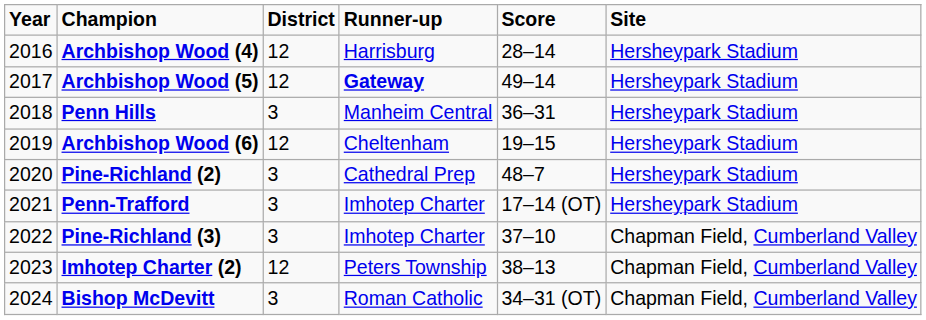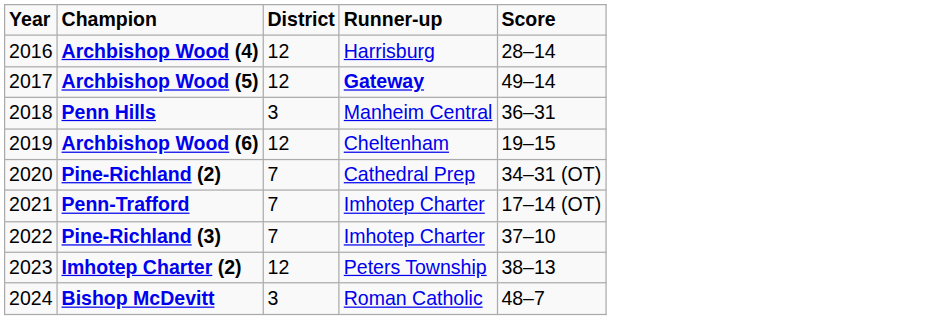- column: (628, 19)
(273, 174) 3 -> (273, 174) 7
(523, 174) 48–7 -> (551, 174) 34–31 (OT)
(273, 205) 3 -> (273, 205) 7
(273, 236) 3 -> (273, 236) 7
(551, 298) 34–31 (OT) -> (523, 298) 48–7
